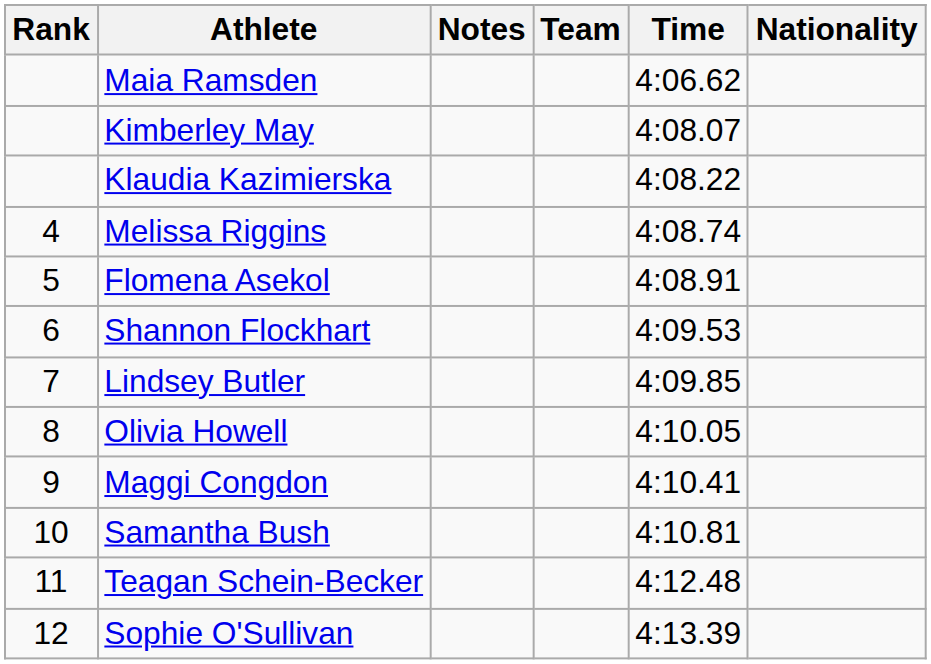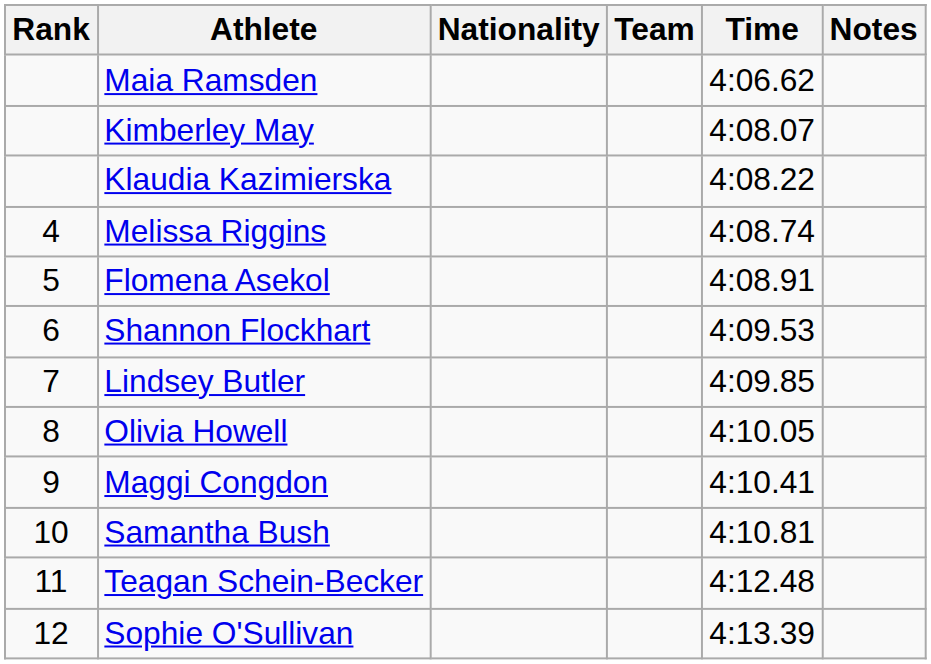columns swapped: (837, 29) <-> (482, 29)
